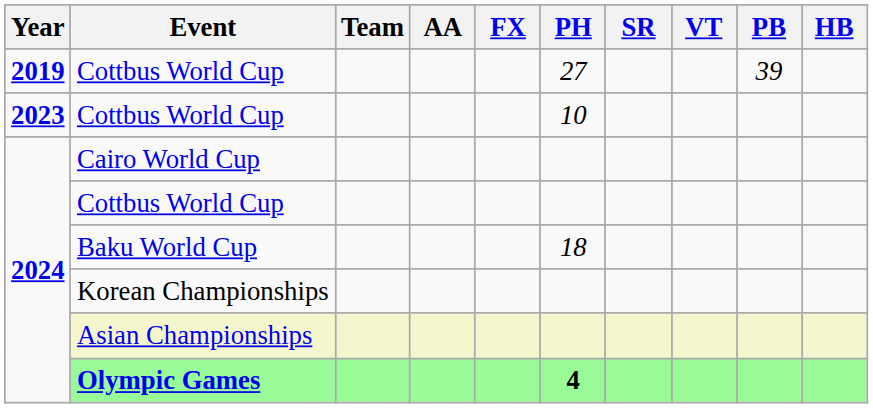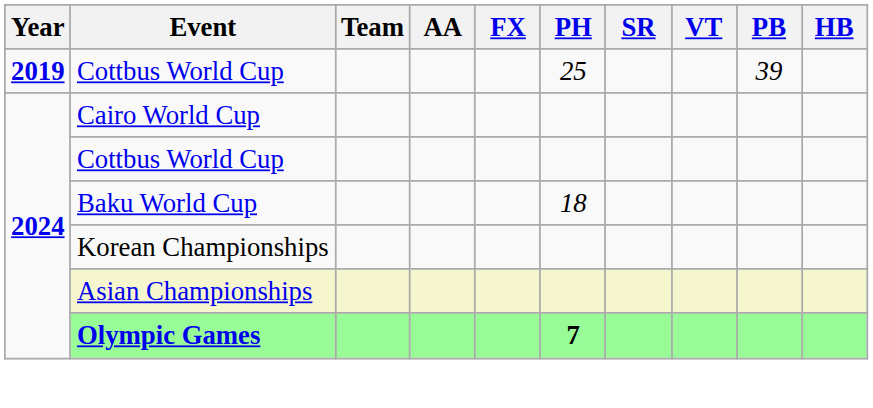(573, 70) 27 -> (573, 70) 25
- row: (38, 114)
(573, 379) 4 -> (573, 335) 7
